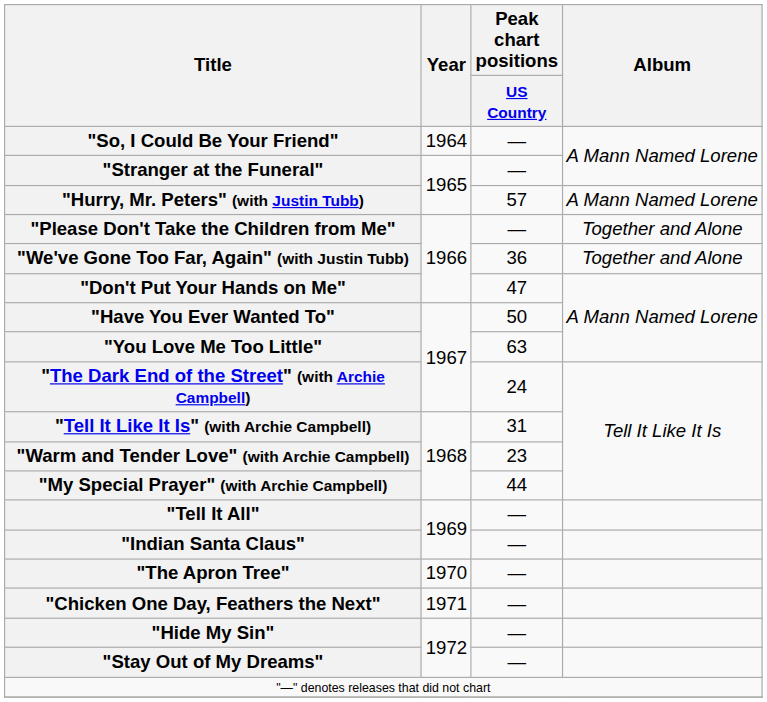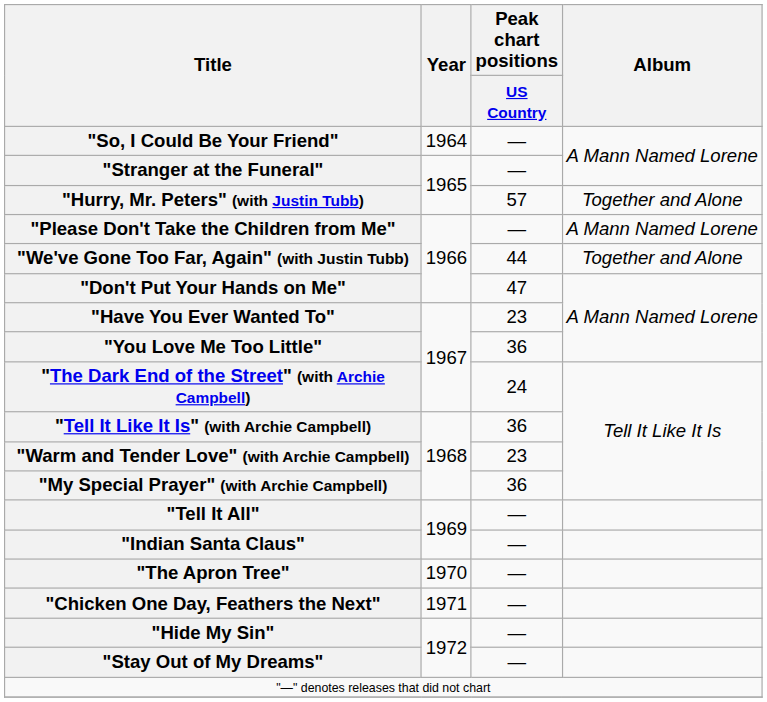(662, 199) A Mann Named Lorene -> (662, 199) Together and Alone
(662, 229) Together and Alone -> (662, 229) A Mann Named Lorene
(517, 258) 36 -> (517, 258) 44
(517, 317) 50 -> (517, 317) 23
(517, 346) 63 -> (517, 346) 36
(517, 426) 31 -> (517, 426) 36
(517, 485) 44 -> (517, 485) 36
